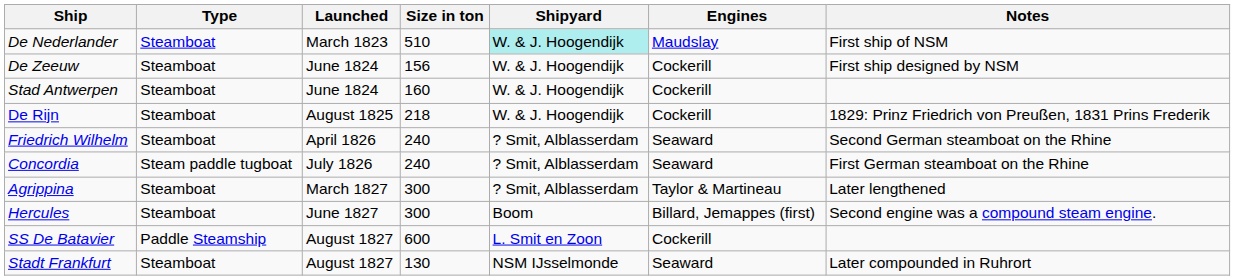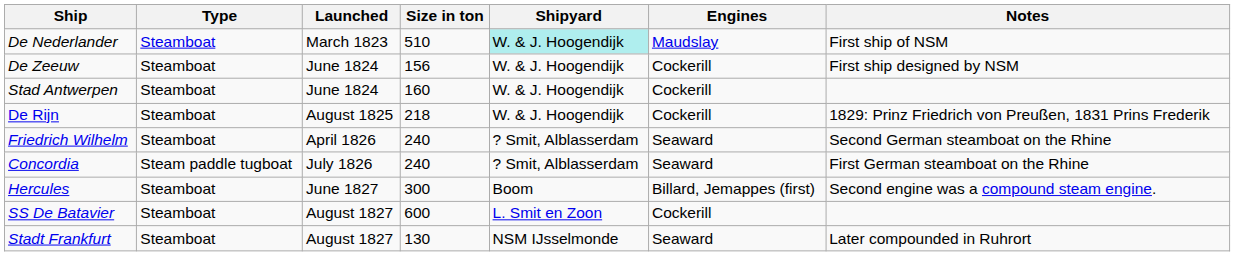- row: (41, 189)
(203, 238) Paddle Steamship -> (178, 213) Steamboat
